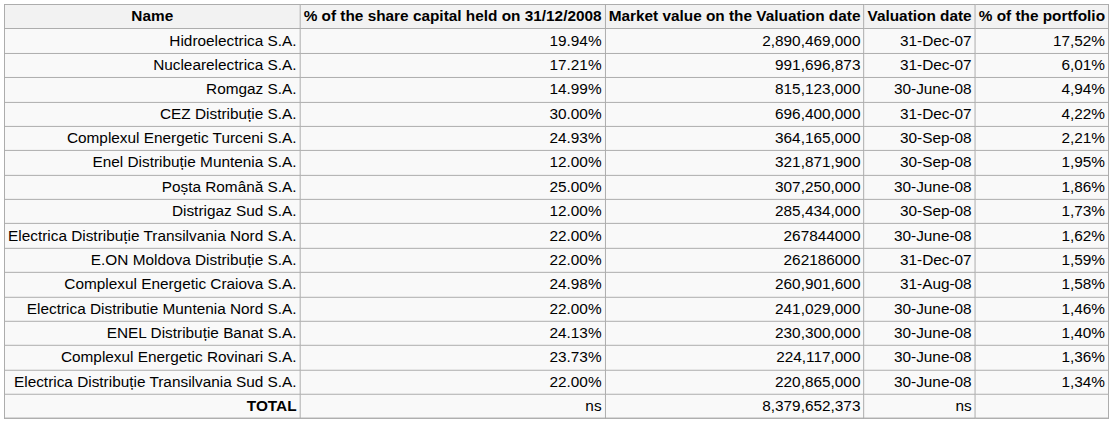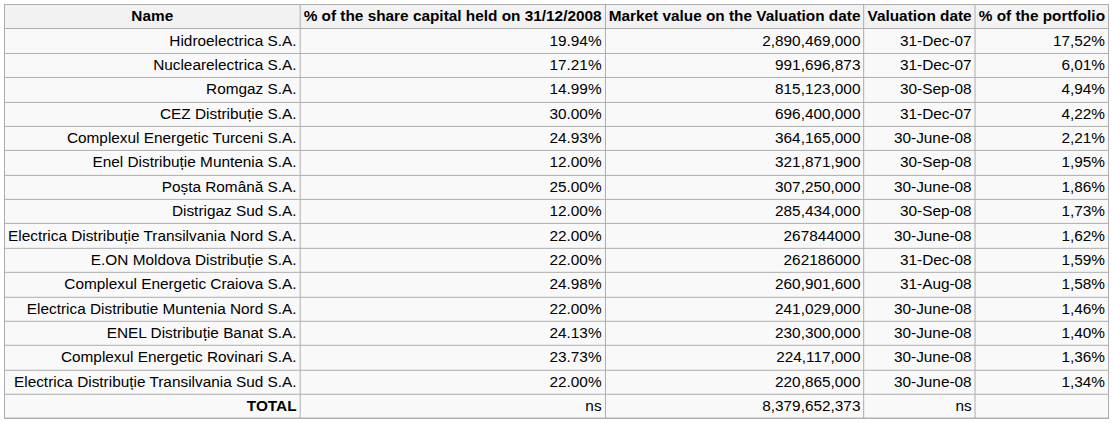(933, 89) 30-June-08 -> (936, 89) 30-Sep-08
(936, 138) 30-Sep-08 -> (933, 138) 30-June-08
(936, 260) 31-Dec-07 -> (936, 260) 31-Dec-08
